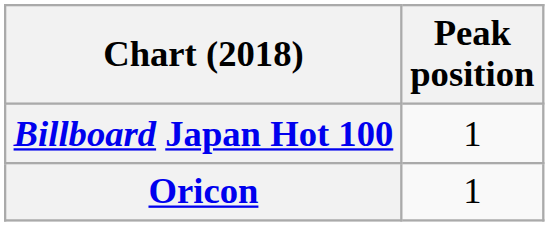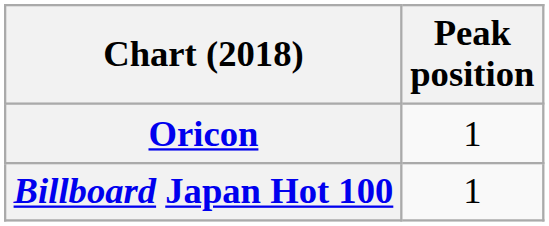rows swapped: (203, 132) <-> (203, 190)
